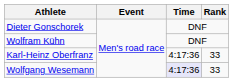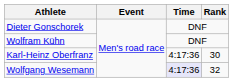(215, 56) 33 -> (215, 56) 30
(215, 70) 33 -> (215, 70) 32
